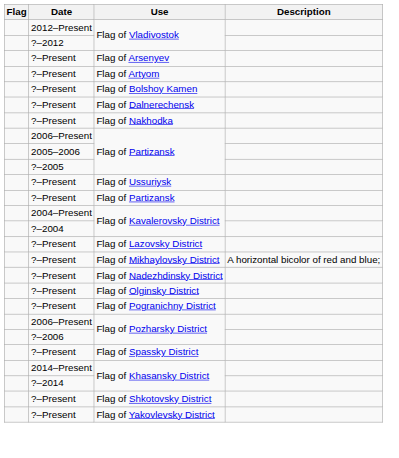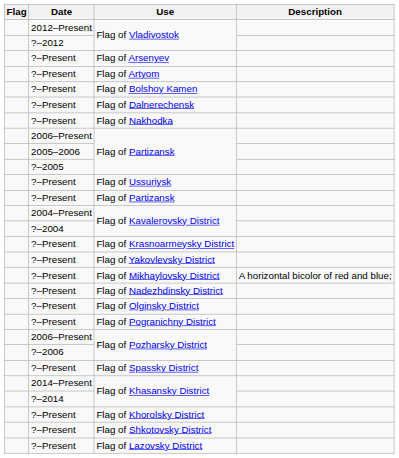+ row: (53, 244)
rows swapped: (53, 244) <-> (53, 414)
+ row: (53, 414)
